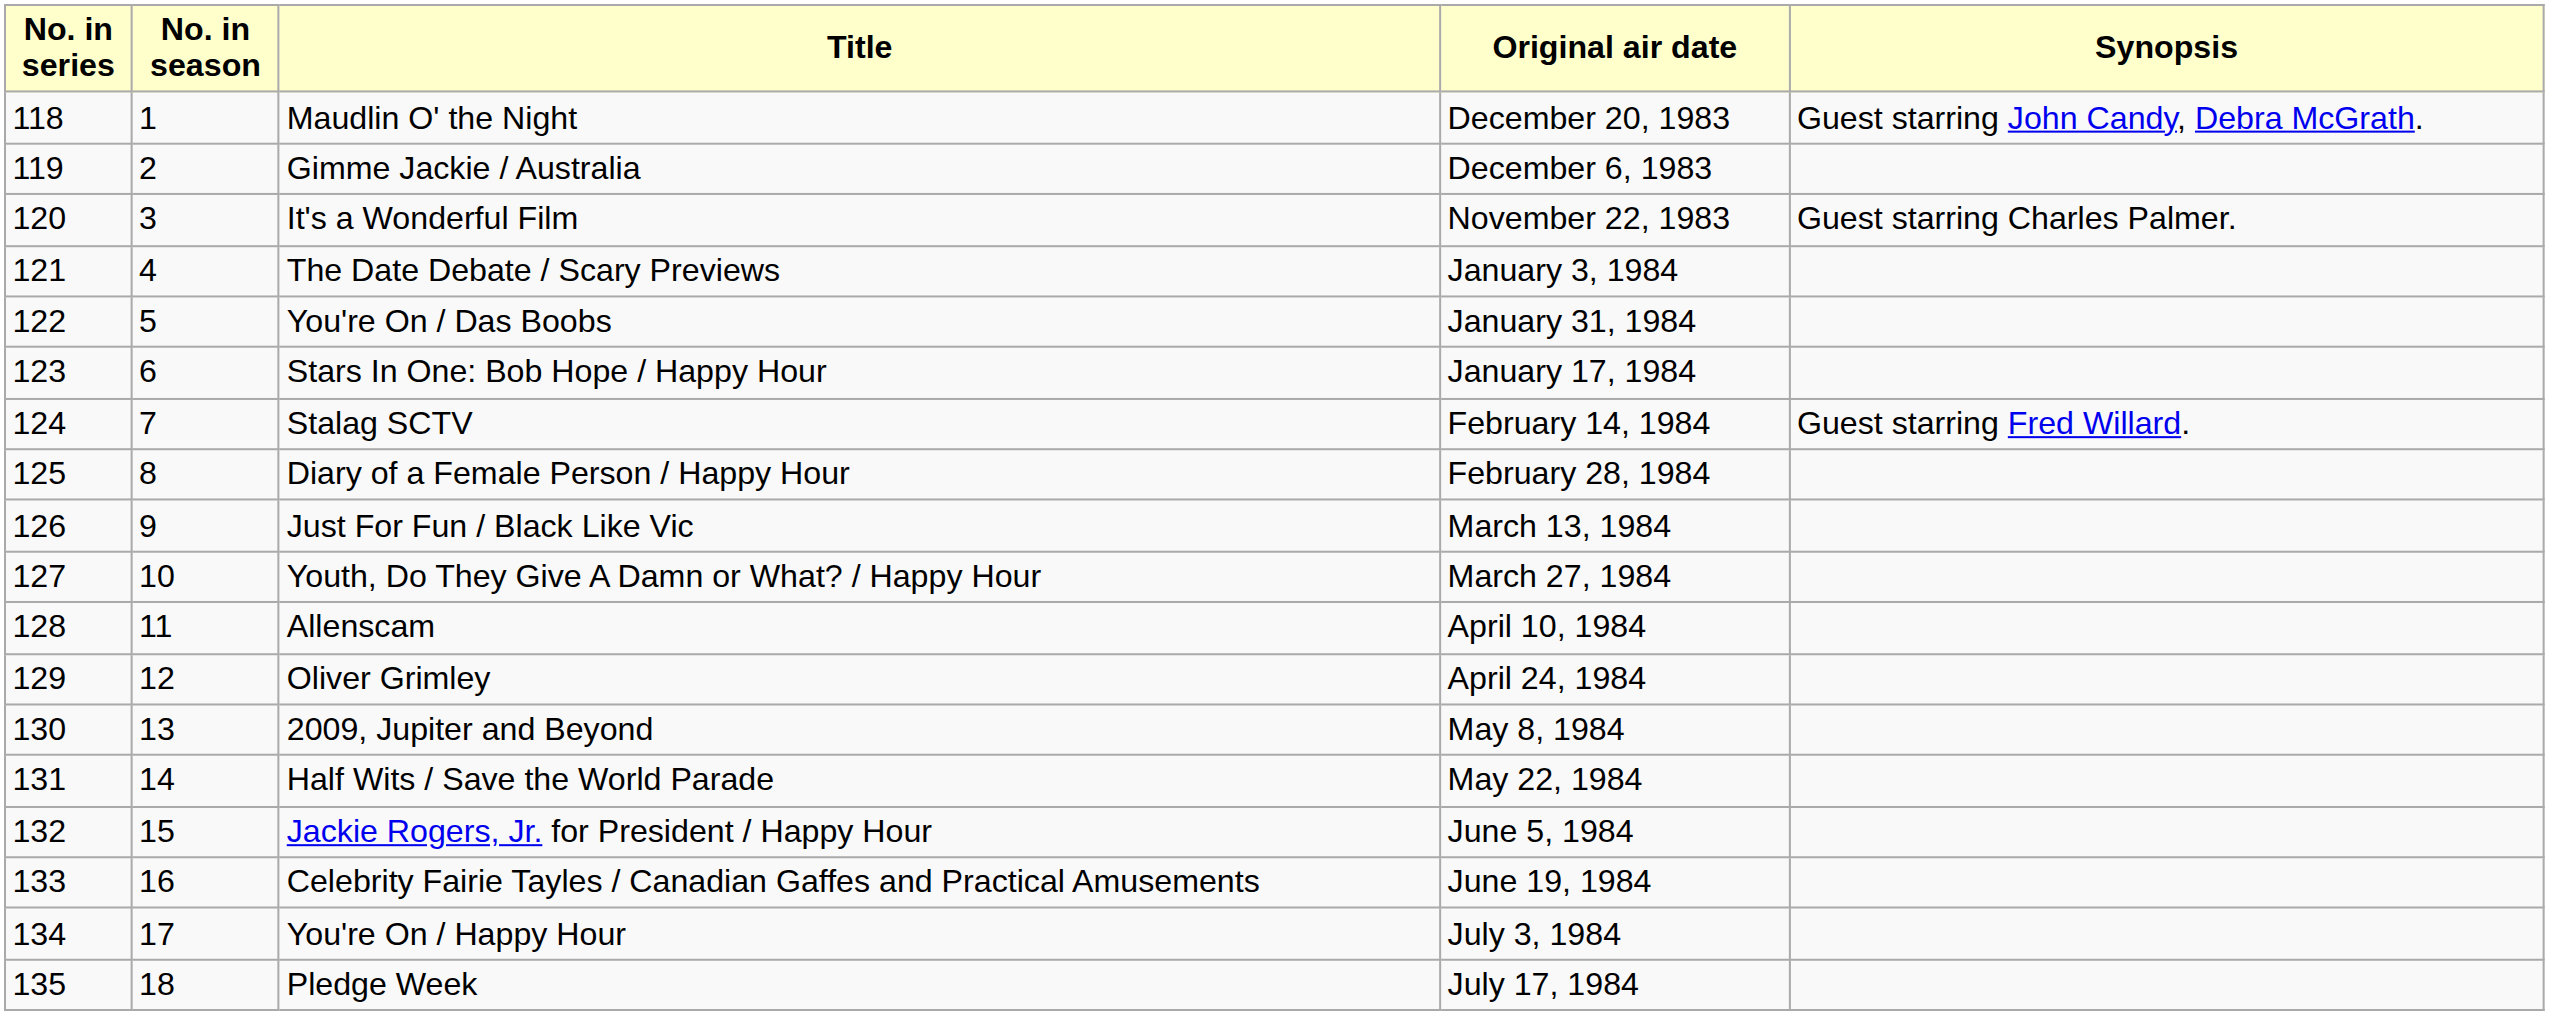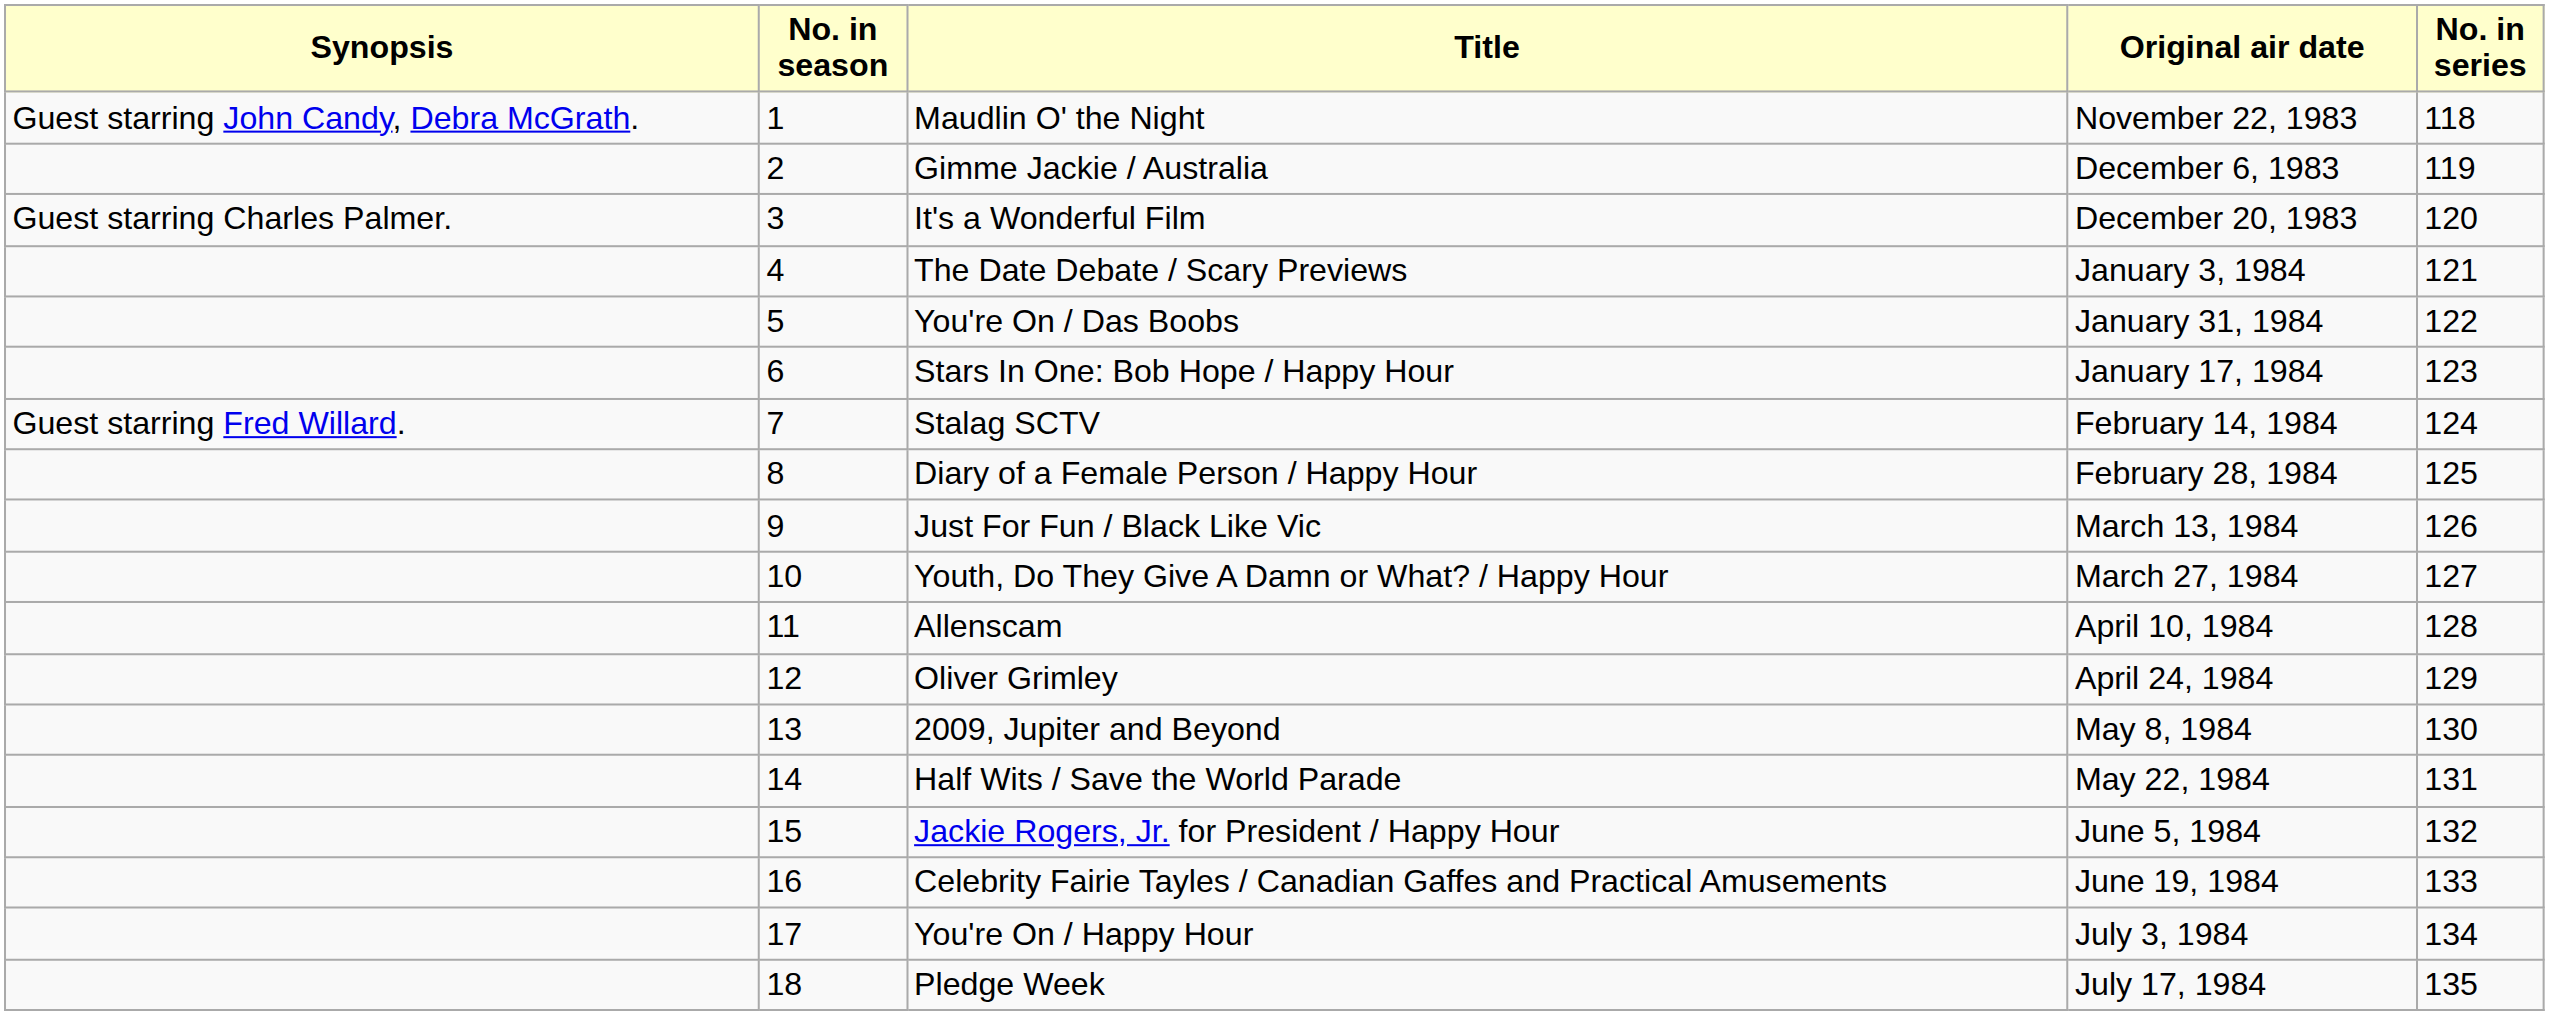columns swapped: (68, 48) <-> (2167, 48)
(1589, 117) December 20, 1983 -> (2216, 117) November 22, 1983
(1589, 219) November 22, 1983 -> (2216, 219) December 20, 1983
